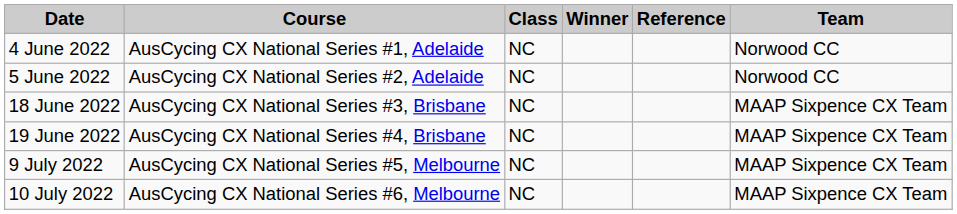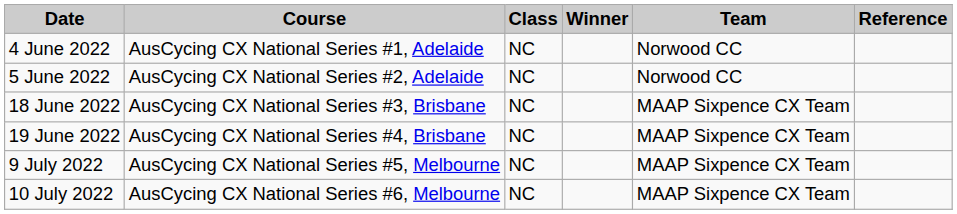columns swapped: (841, 19) <-> (681, 19)
